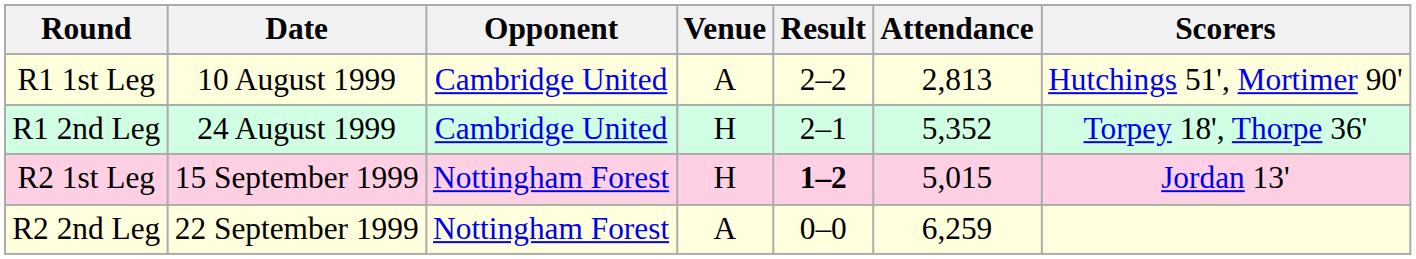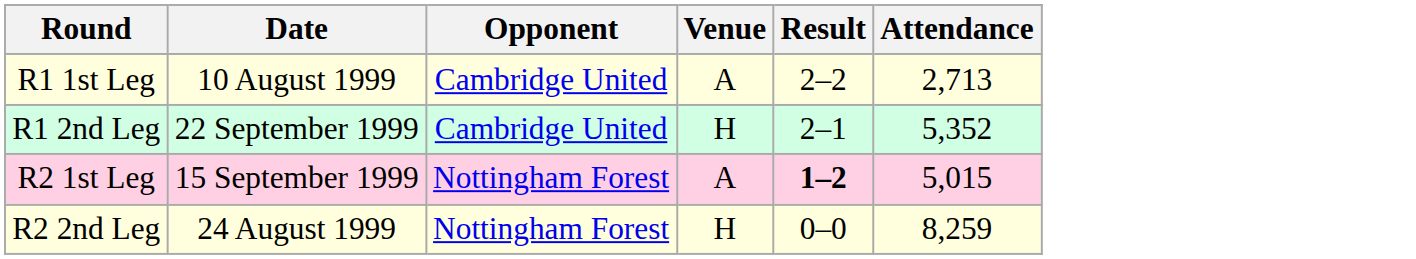- column: (1225, 29)
(957, 79) 2,813 -> (957, 79) 2,713
(297, 128) 24 August 1999 -> (297, 128) 22 September 1999
(725, 178) H -> (725, 178) A
(297, 228) 22 September 1999 -> (297, 228) 24 August 1999
(725, 228) A -> (725, 228) H
(957, 228) 6,259 -> (957, 228) 8,259
